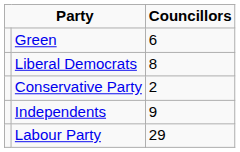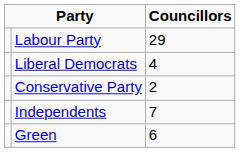rows swapped: (58, 135) <-> (36, 40)
(153, 64) 8 -> (153, 64) 4
(153, 111) 9 -> (153, 111) 7
